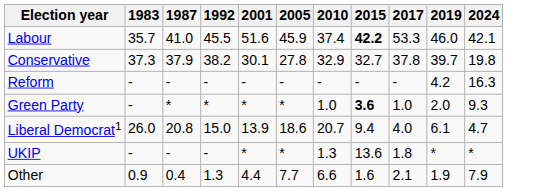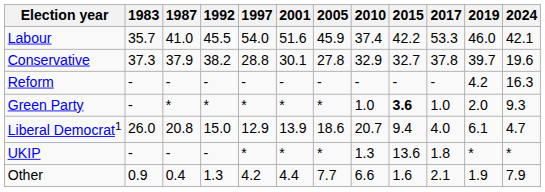+ column: (257, 15)
(368, 37) bold -> (406, 37) normal
(482, 60) 19.8 -> (520, 60) 19.6
